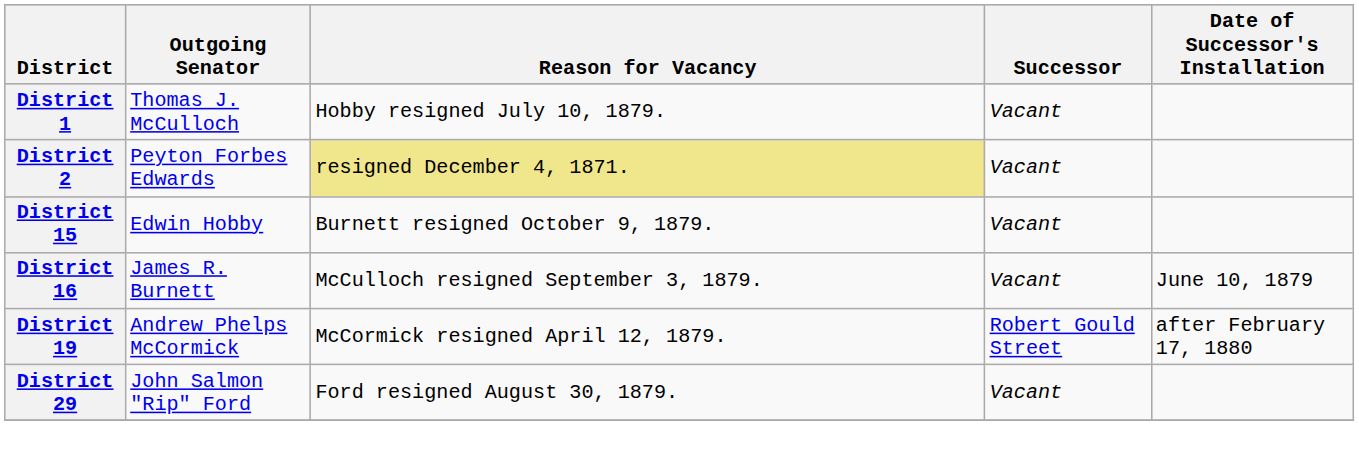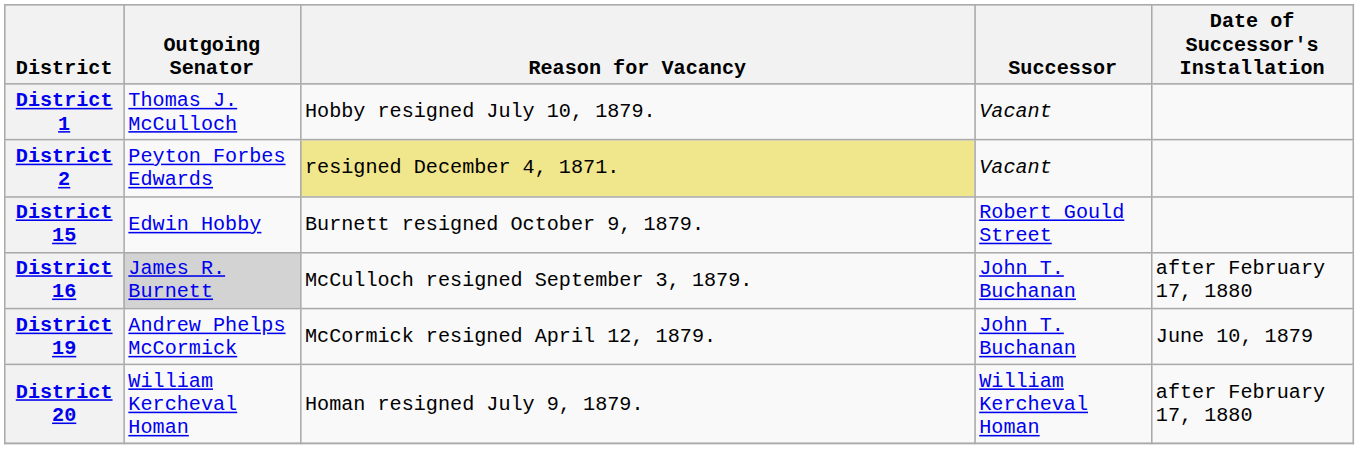(1026, 224) Vacant -> (1052, 224) Robert Gould Street
(179, 280) no background -> (177, 280) lightgrey background
(1026, 280) Vacant -> (1028, 280) John T. Buchanan
(1234, 280) June 10, 1879 -> (1240, 280) after February 17, 1880
(1062, 337) Robert Gould Street -> (1028, 337) John T. Buchanan
(1240, 337) after February 17, 1880 -> (1234, 337) June 10, 1879
+ row: (64, 404)
- row: (65, 393)
